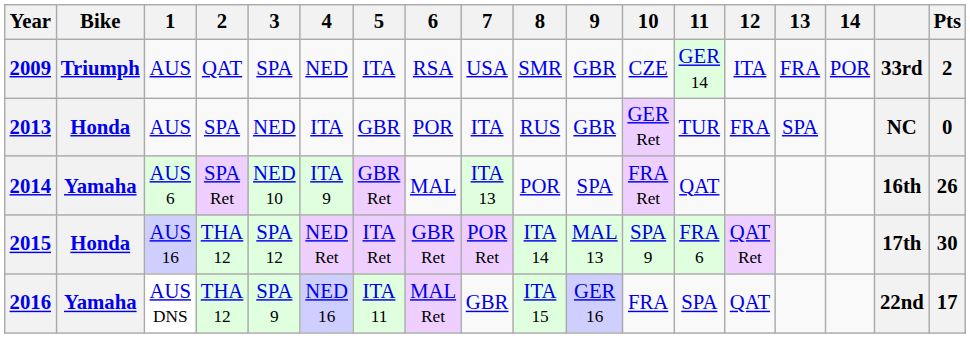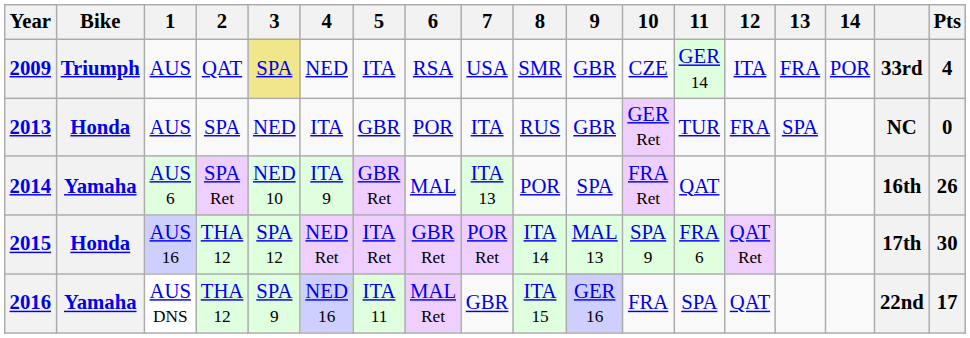(274, 68) no background -> (274, 68) khaki background
(947, 68) 2 -> (947, 68) 4
